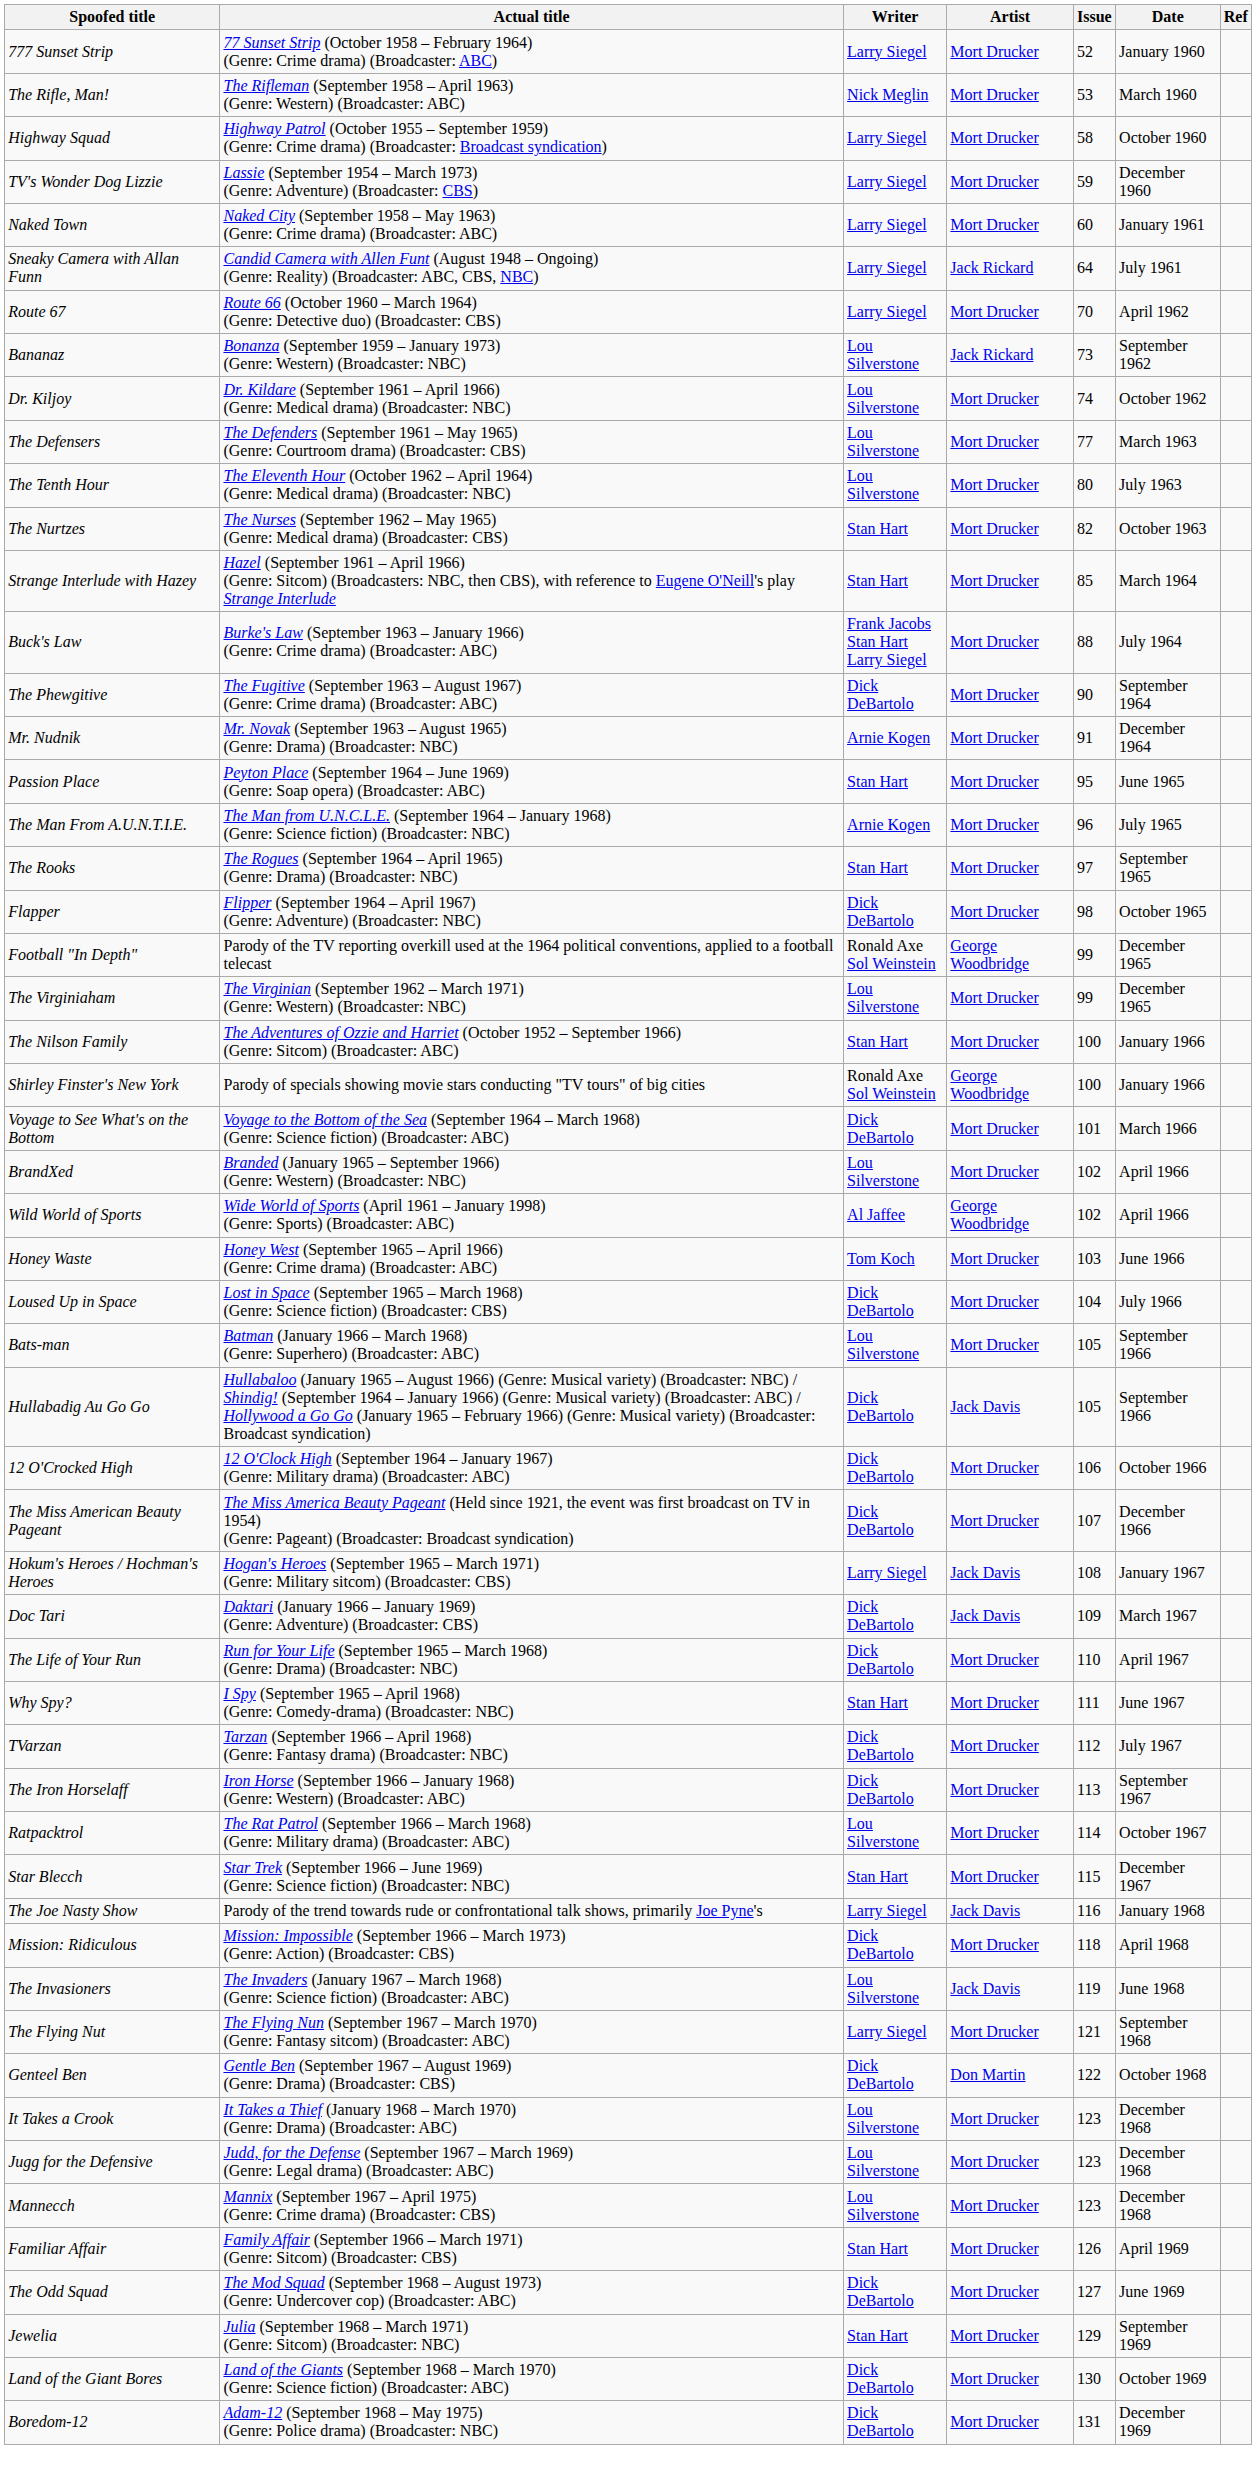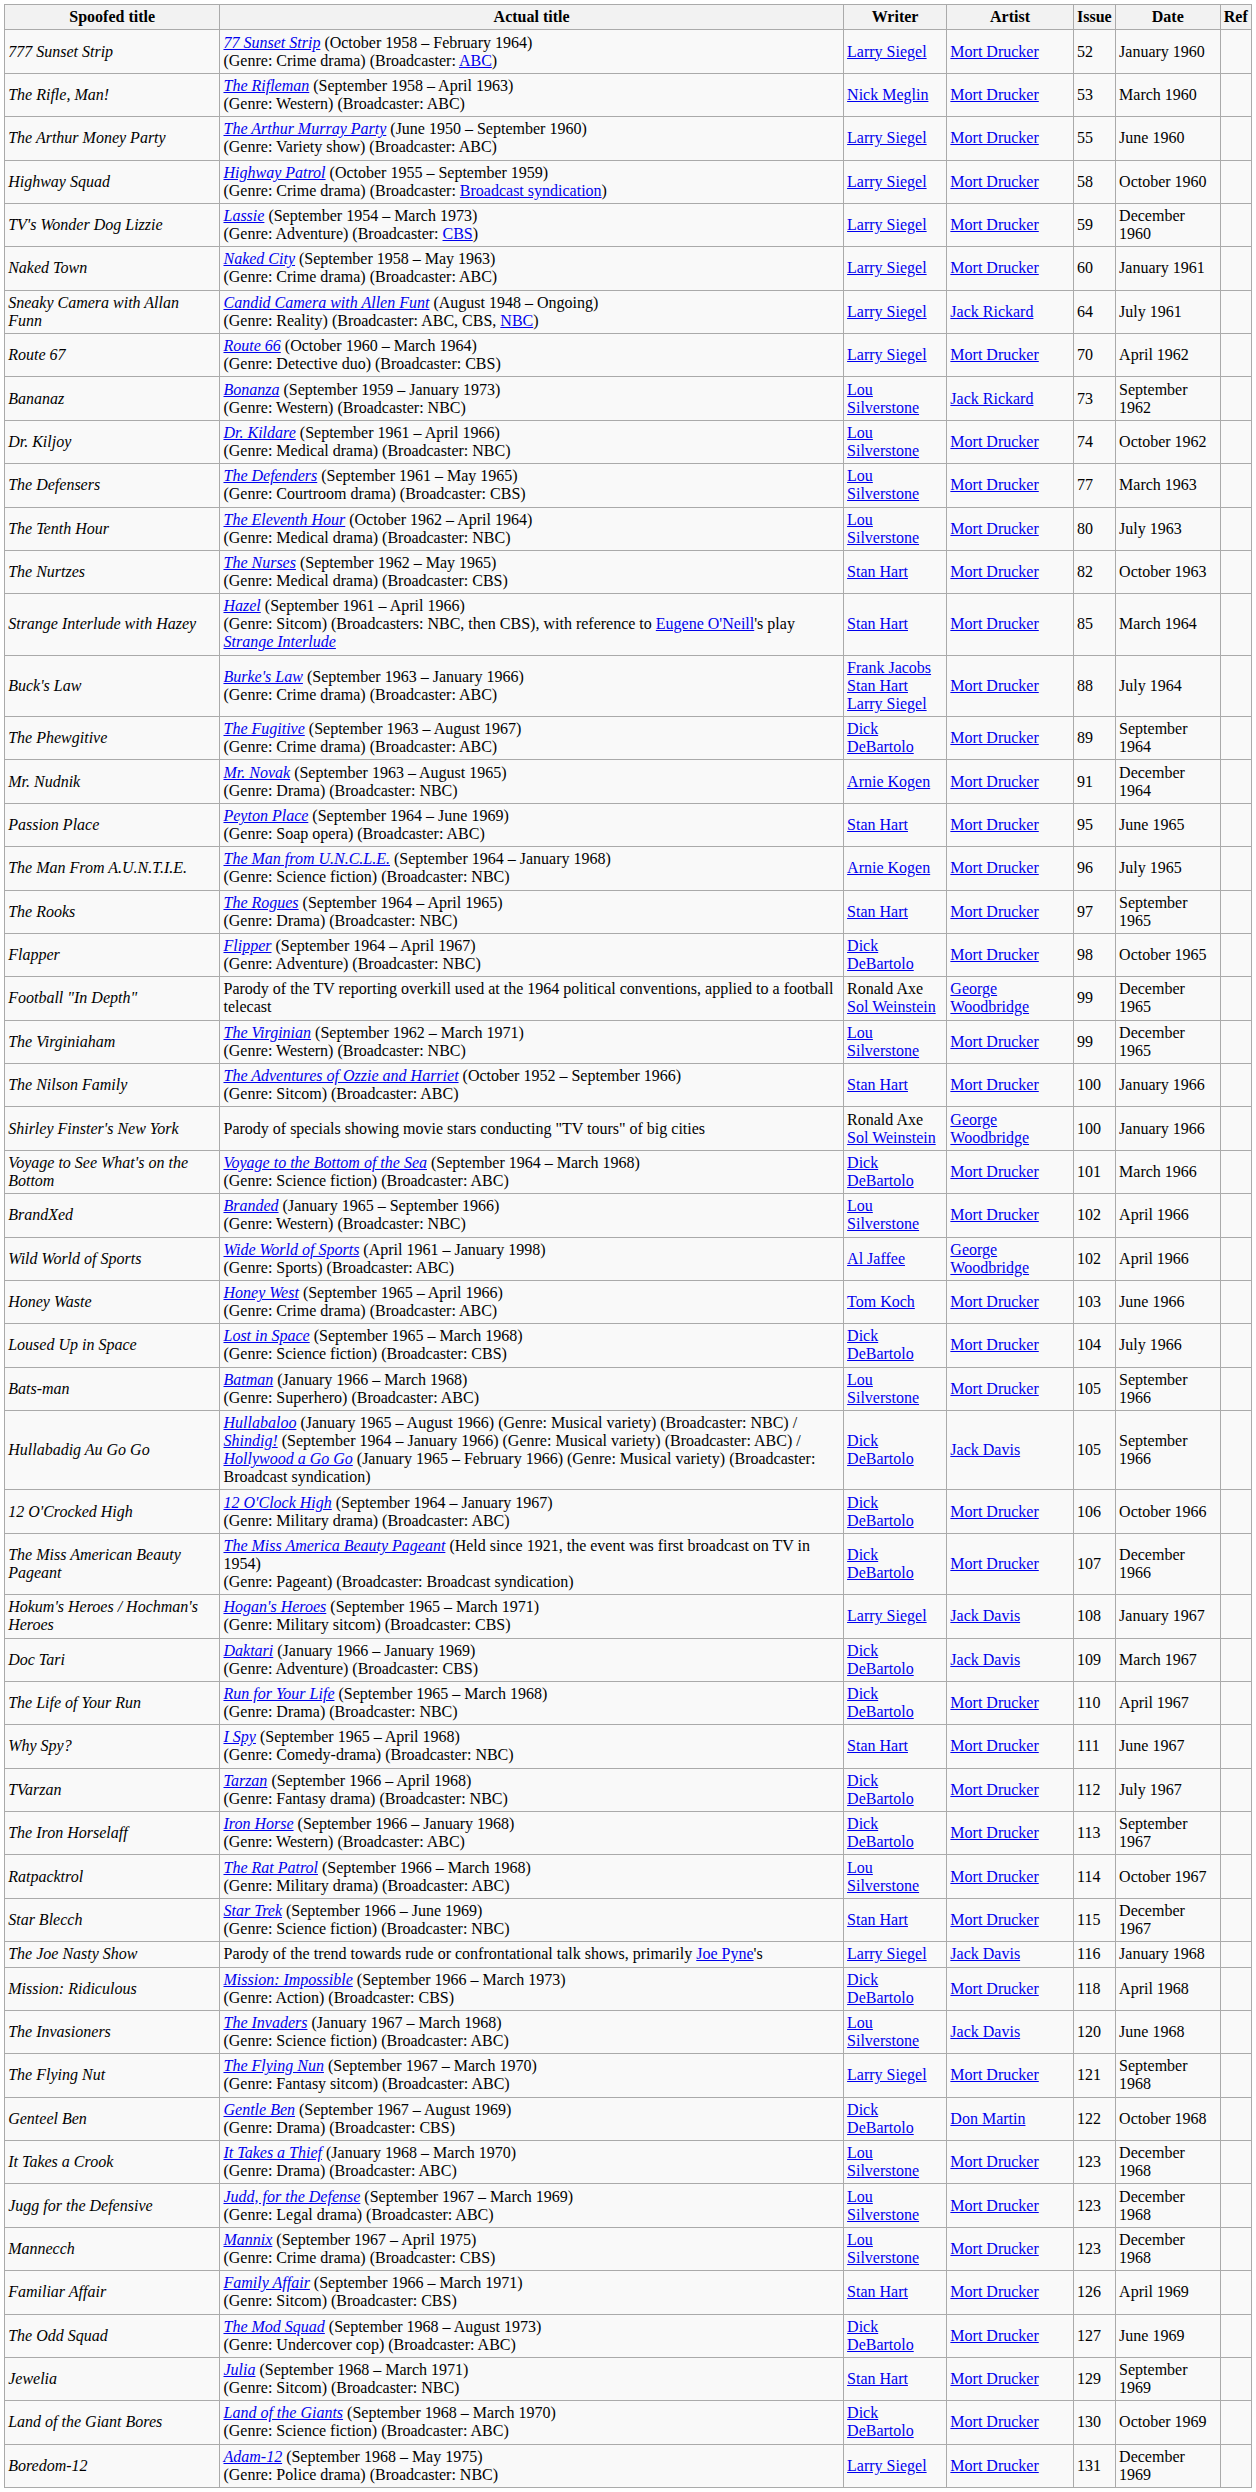+ row: (87, 138)
(1085, 694) 90 -> (1085, 738) 89
(1089, 1988) 119 -> (1089, 2032) 120
(880, 2422) Dick DeBartolo -> (887, 2465) Larry Siegel
